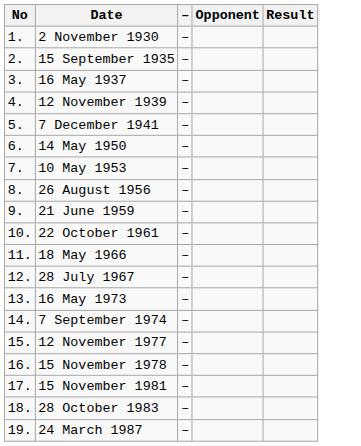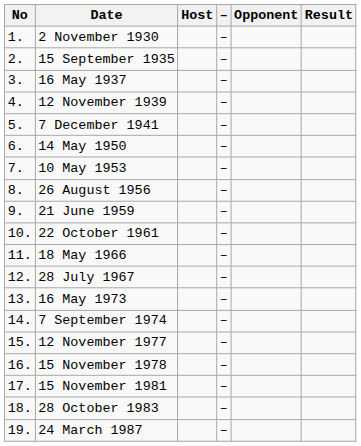+ column: (197, 15)
